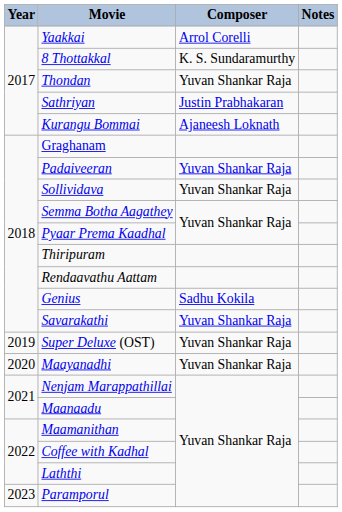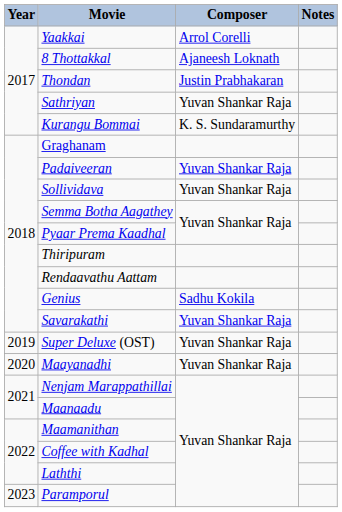(237, 59) K. S. Sundaramurthy -> (229, 59) Ajaneesh Loknath
(235, 80) Yuvan Shankar Raja -> (231, 80) Justin Prabhakaran
(231, 102) Justin Prabhakaran -> (235, 102) Yuvan Shankar Raja
(229, 124) Ajaneesh Loknath -> (237, 124) K. S. Sundaramurthy
